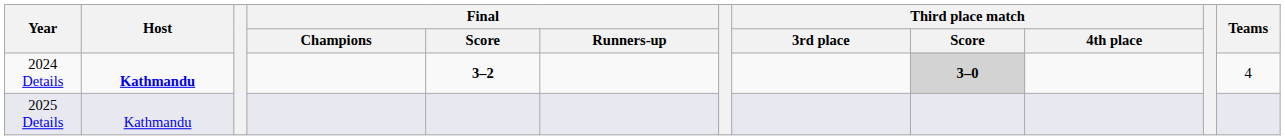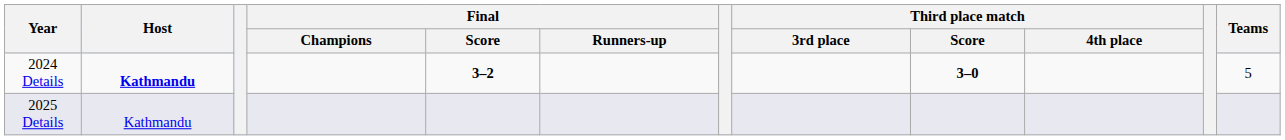(968, 73) lightgrey background -> (968, 73) no background
(1248, 73) 4 -> (1248, 73) 5
